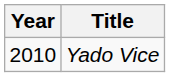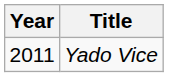(33, 54) 2010 -> (32, 54) 2011
